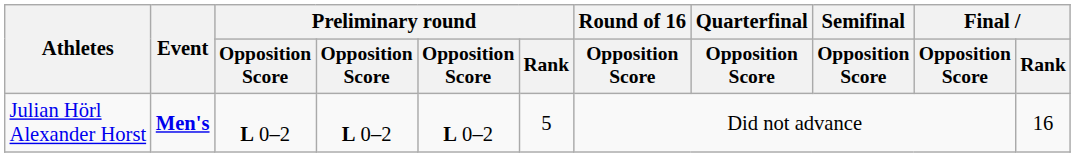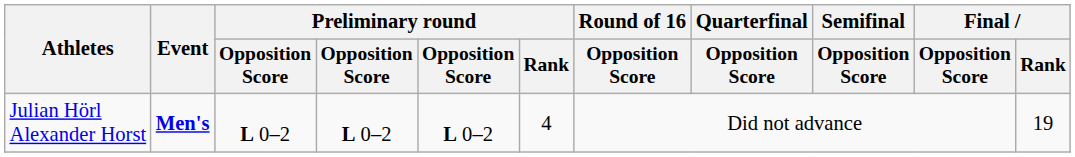(546, 122) 5 -> (546, 122) 4
(1043, 122) 16 -> (1043, 122) 19
